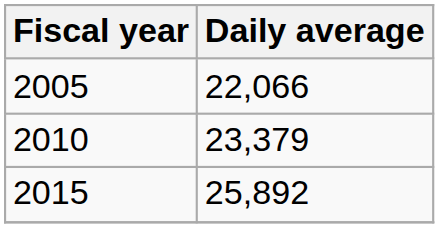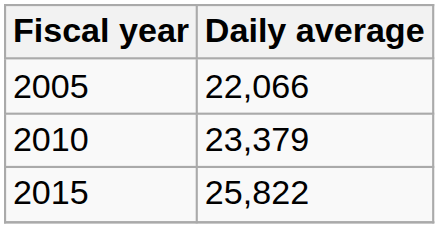(257, 193) 25,892 -> (257, 193) 25,822
